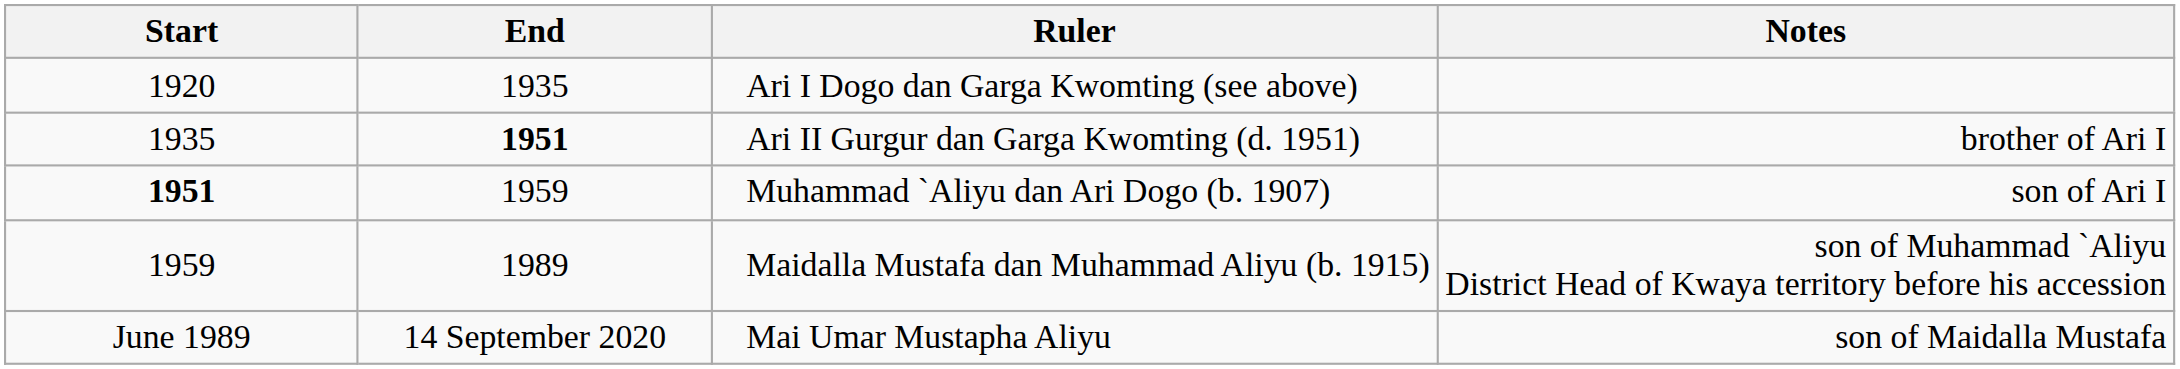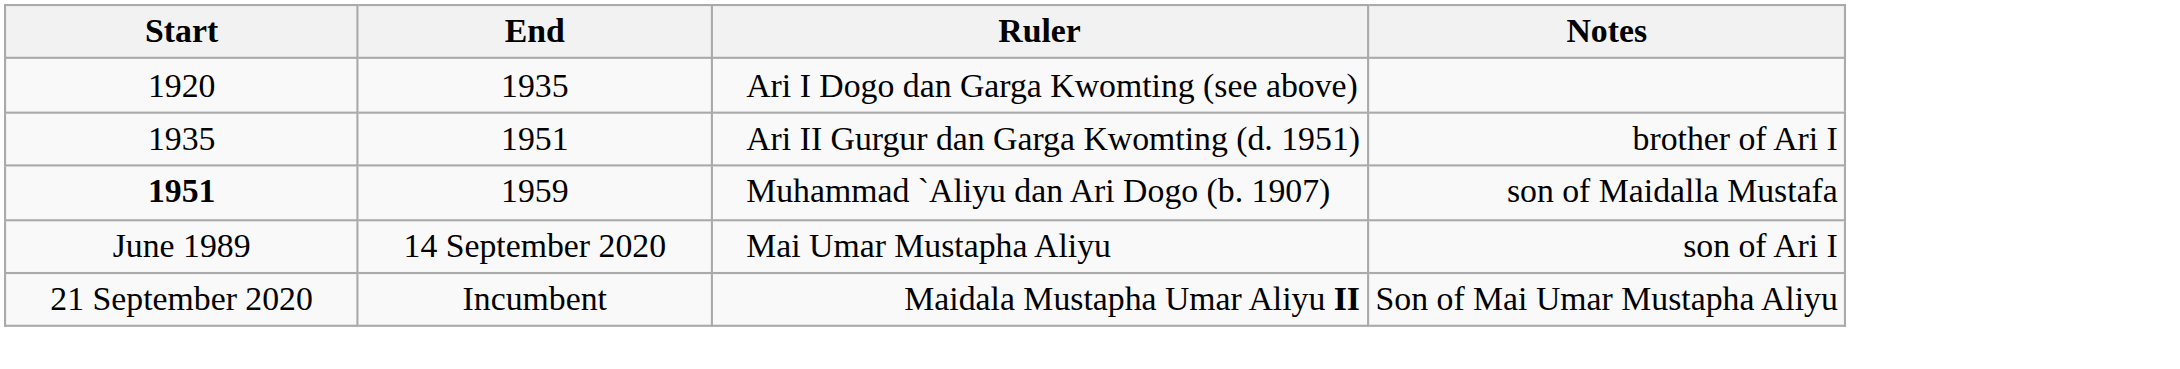(535, 138) bold -> (535, 138) normal
(2089, 191) son of Ari I -> (1672, 191) son of Maidalla Mustafa
- row: (1088, 264)
(2001, 336) son of Maidalla Mustafa -> (1760, 245) son of Ari I
+ row: (1132, 298)
